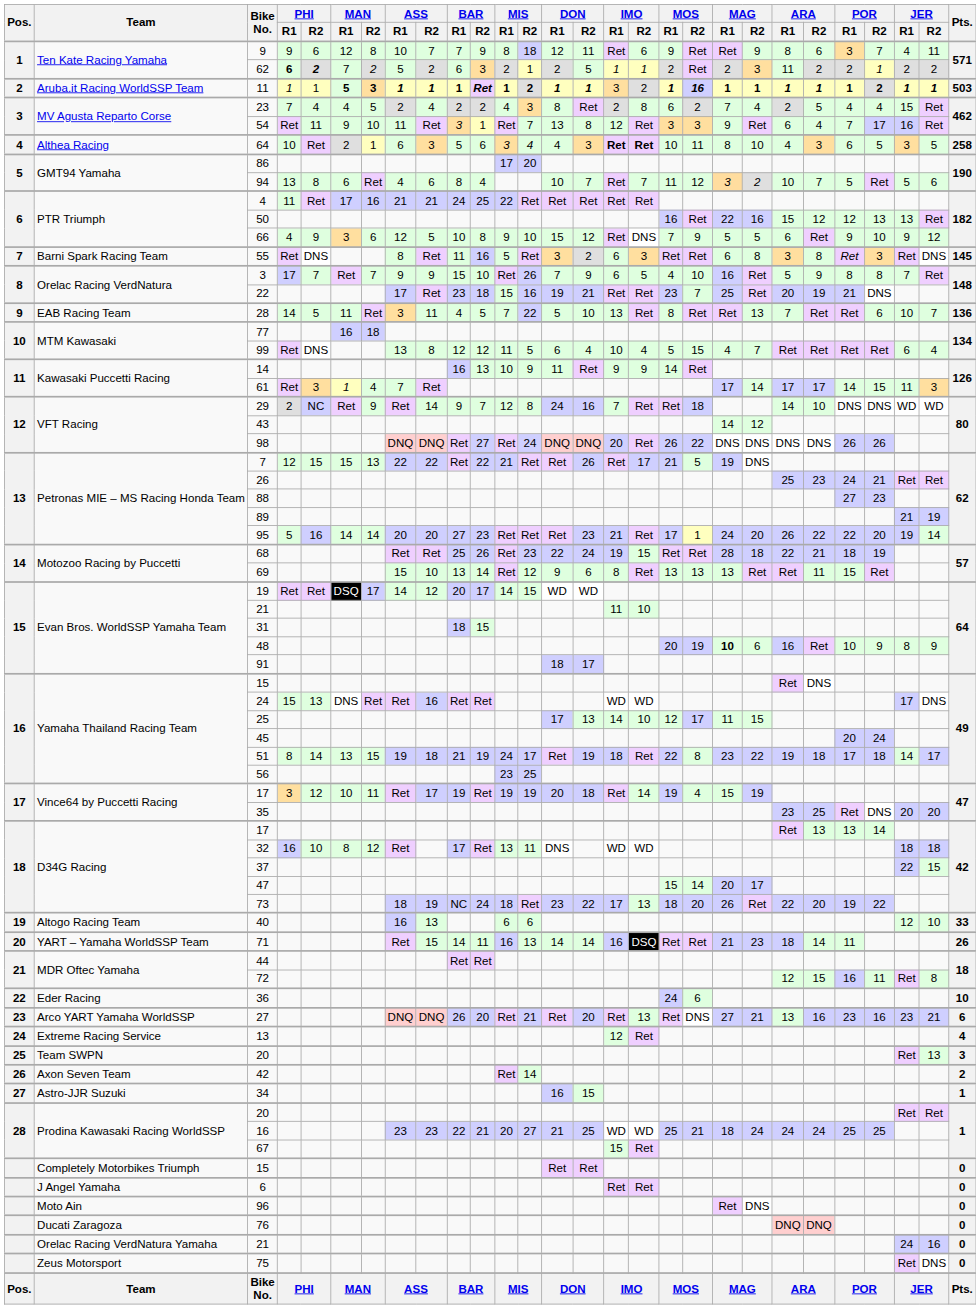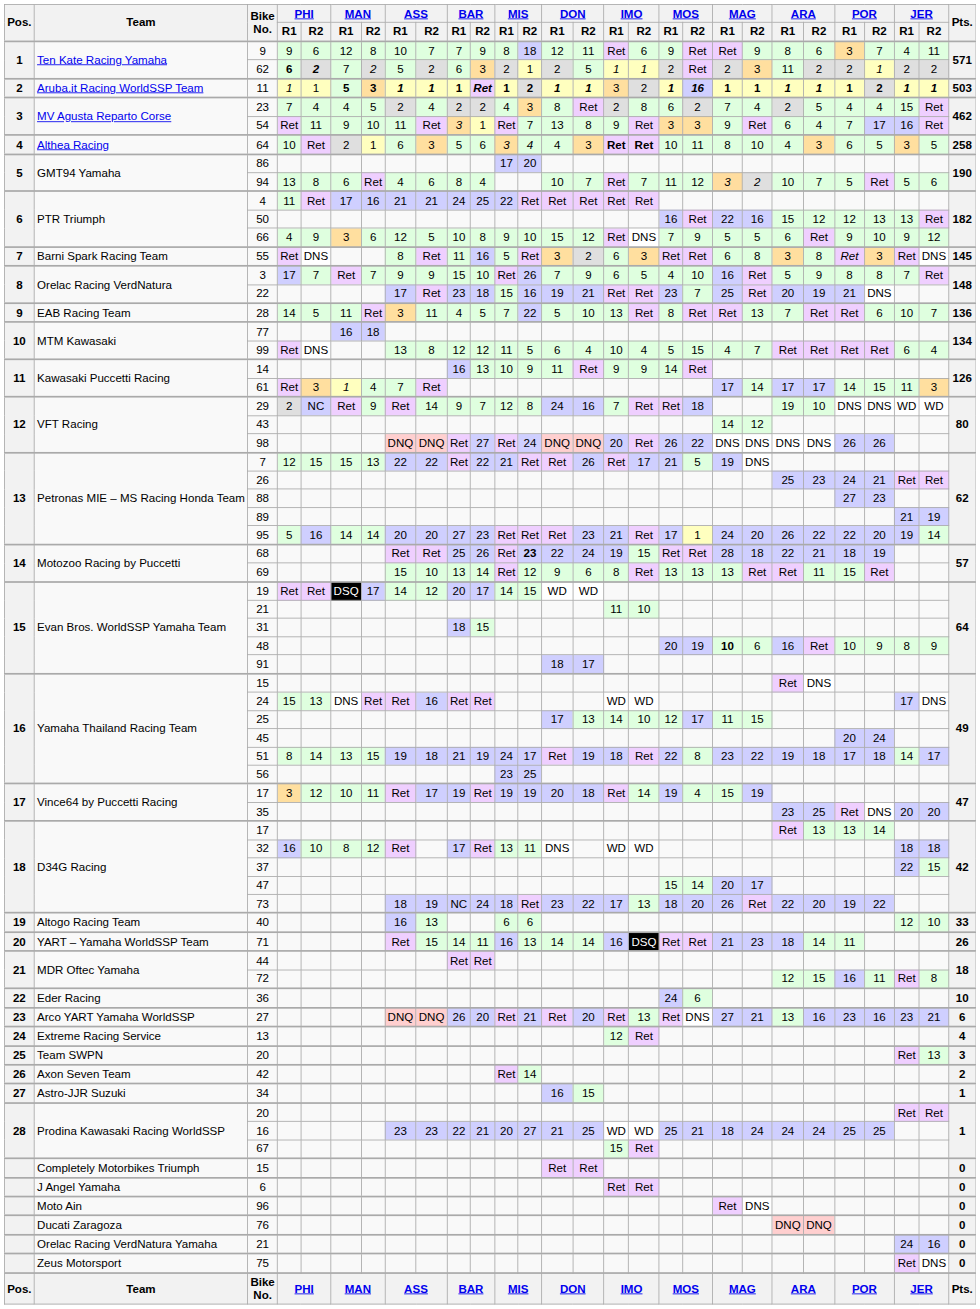(616, 125) 12 -> (616, 125) 9
(788, 406) 14 -> (788, 406) 19
(530, 553) normal -> (530, 553) bold
